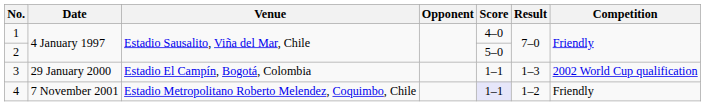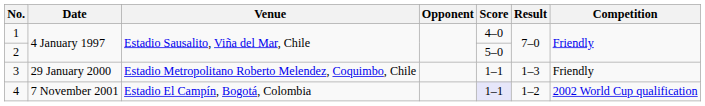(218, 71) Estadio El Campín, Bogotá, Colombia -> (270, 71) Estadio Metropolitano Roberto Melendez, Coquimbo, Chile
(625, 71) 2002 World Cup qualification -> (573, 71) Friendly
(270, 91) Estadio Metropolitano Roberto Melendez, Coquimbo, Chile -> (218, 91) Estadio El Campín, Bogotá, Colombia
(573, 91) Friendly -> (625, 91) 2002 World Cup qualification
